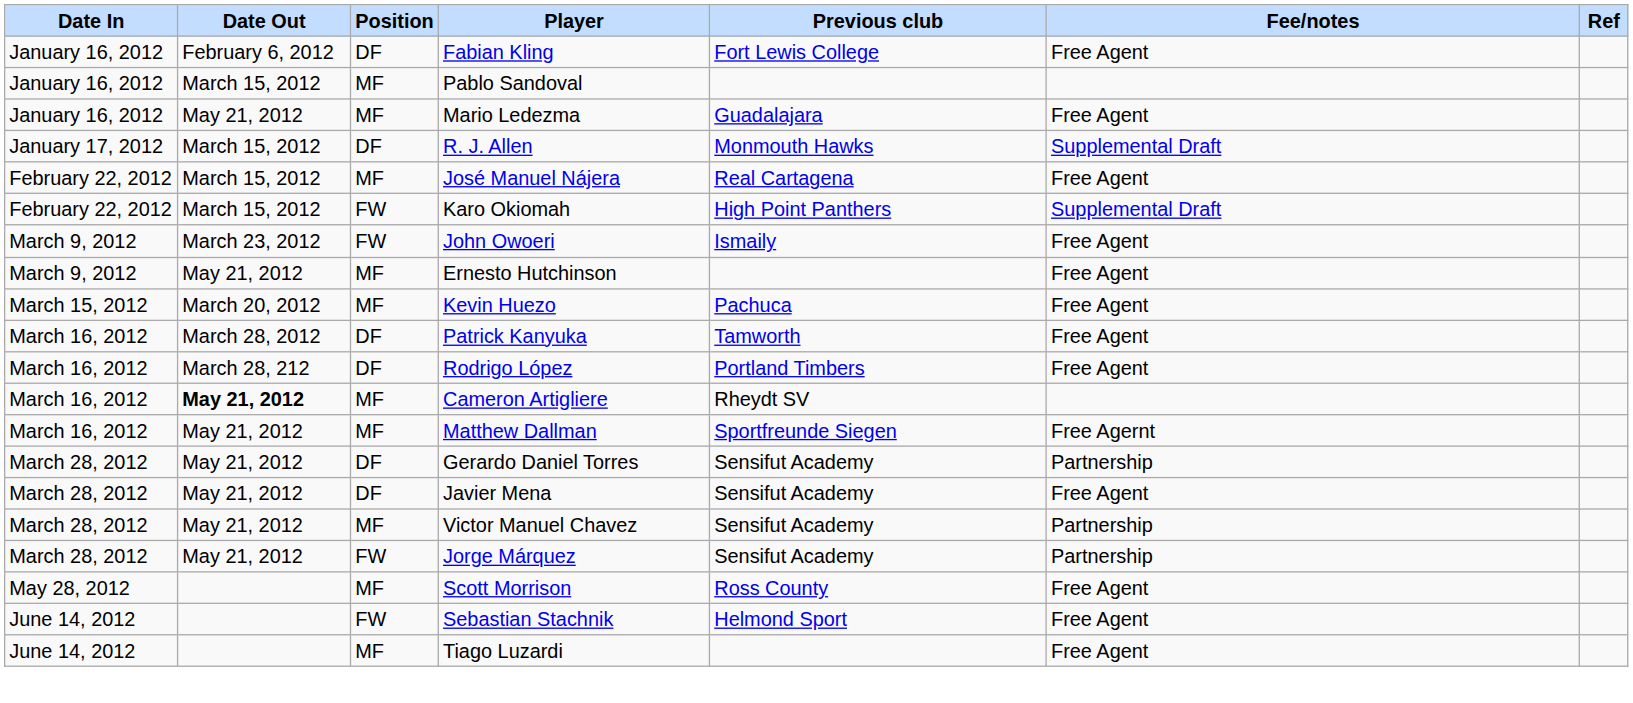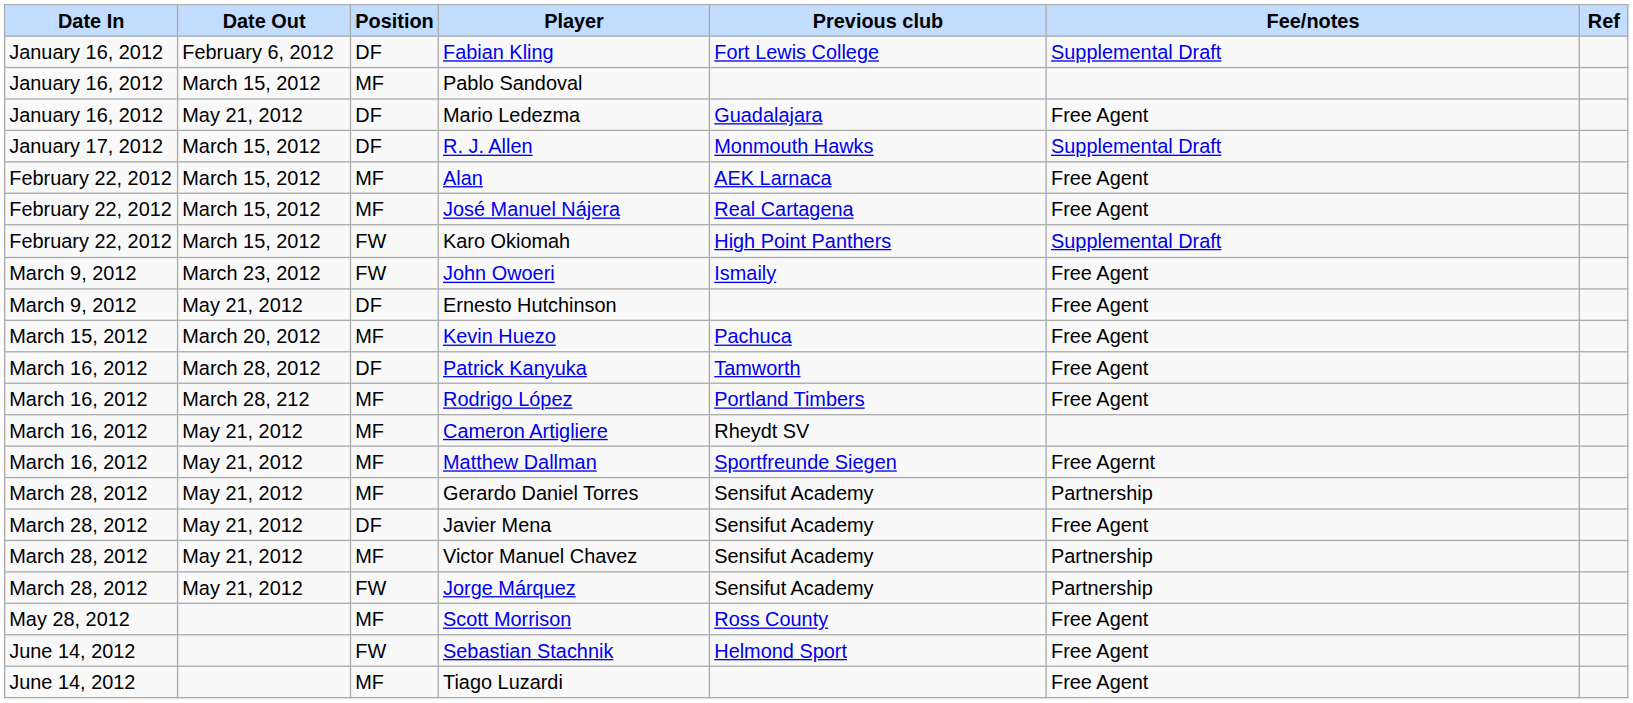(1100, 52) Free Agent -> (1136, 52) Supplemental Draft
(370, 115) MF -> (369, 115) DF
+ row: (463, 178)
(370, 273) MF -> (369, 304) DF
(369, 367) DF -> (370, 399) MF
(243, 399) bold -> (243, 430) normal
(369, 462) DF -> (370, 493) MF
